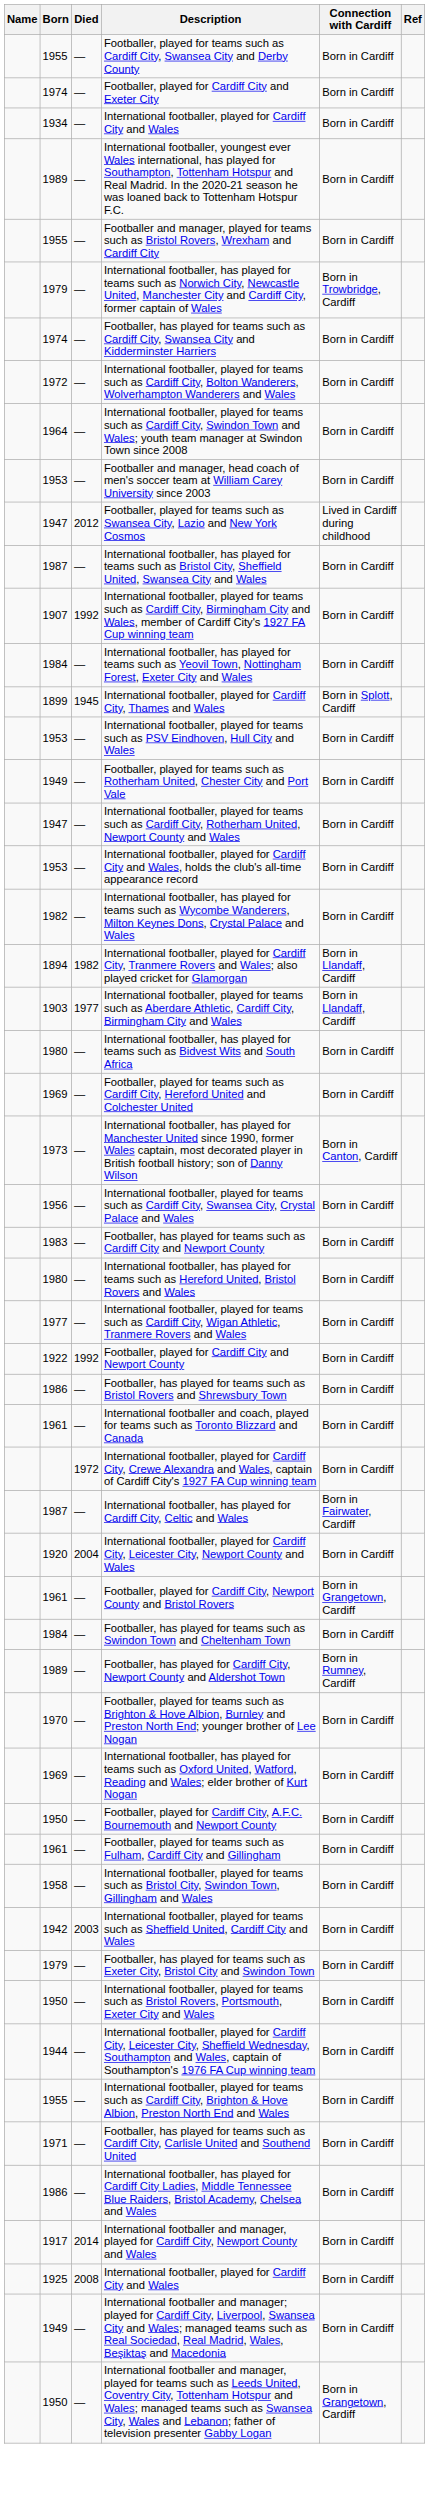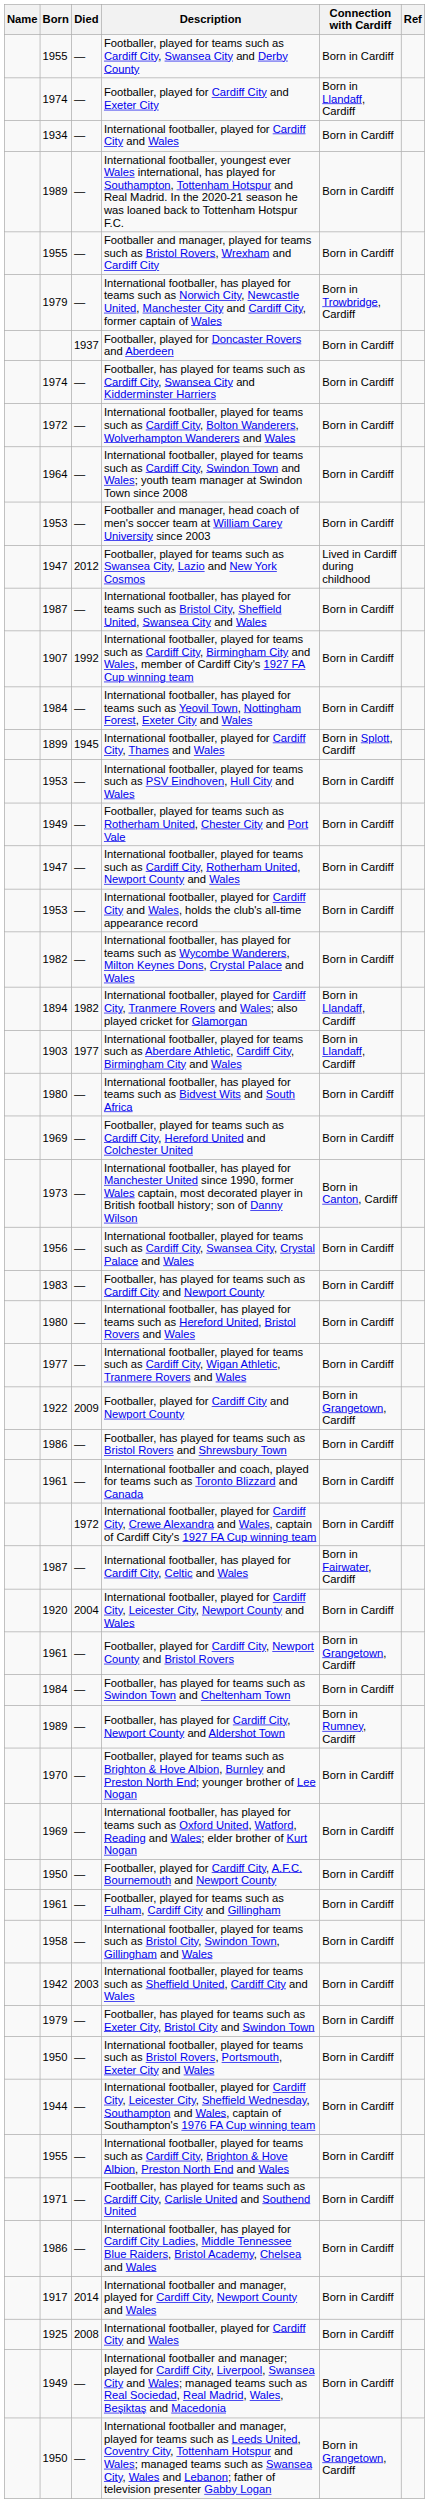(358, 93) Born in Cardiff -> (344, 99) Born in Llandaff, Cardiff
+ row: (56, 345)
(86, 1358) 1992 -> (86, 1408) 2009
(358, 1358) Born in Cardiff -> (354, 1408) Born in Grangetown, Cardiff
